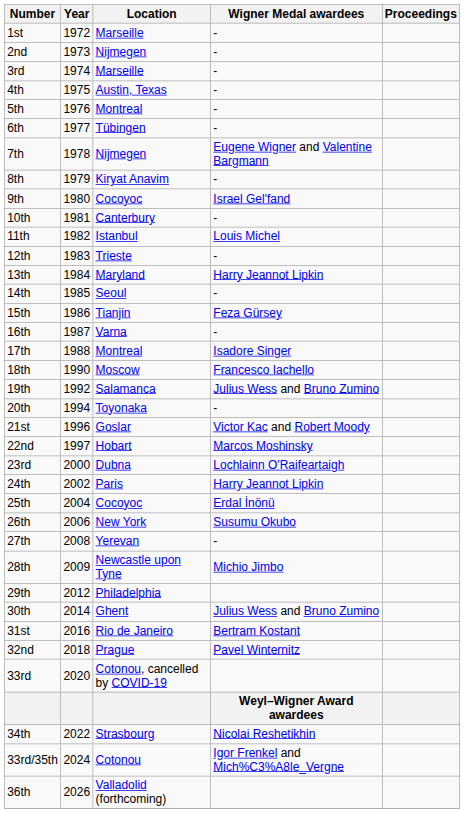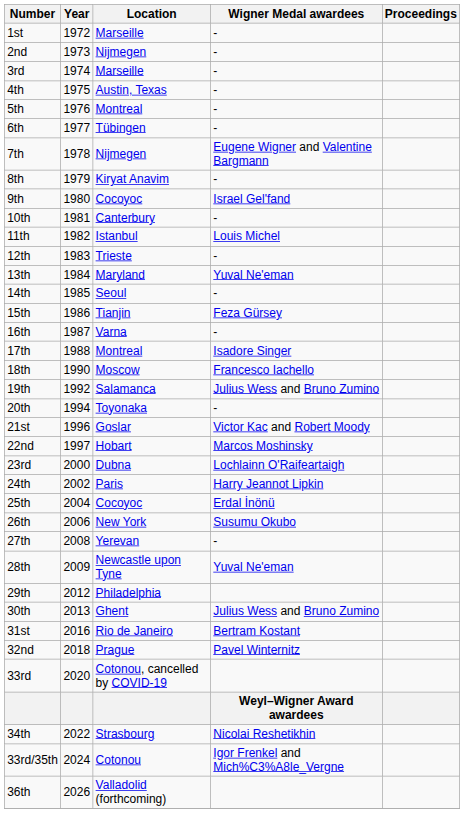(268, 274) Harry Jeannot Lipkin -> (253, 274) Yuval Ne'eman
(248, 567) Michio Jimbo -> (253, 567) Yuval Ne'eman
(77, 611) 2014 -> (77, 611) 2013
